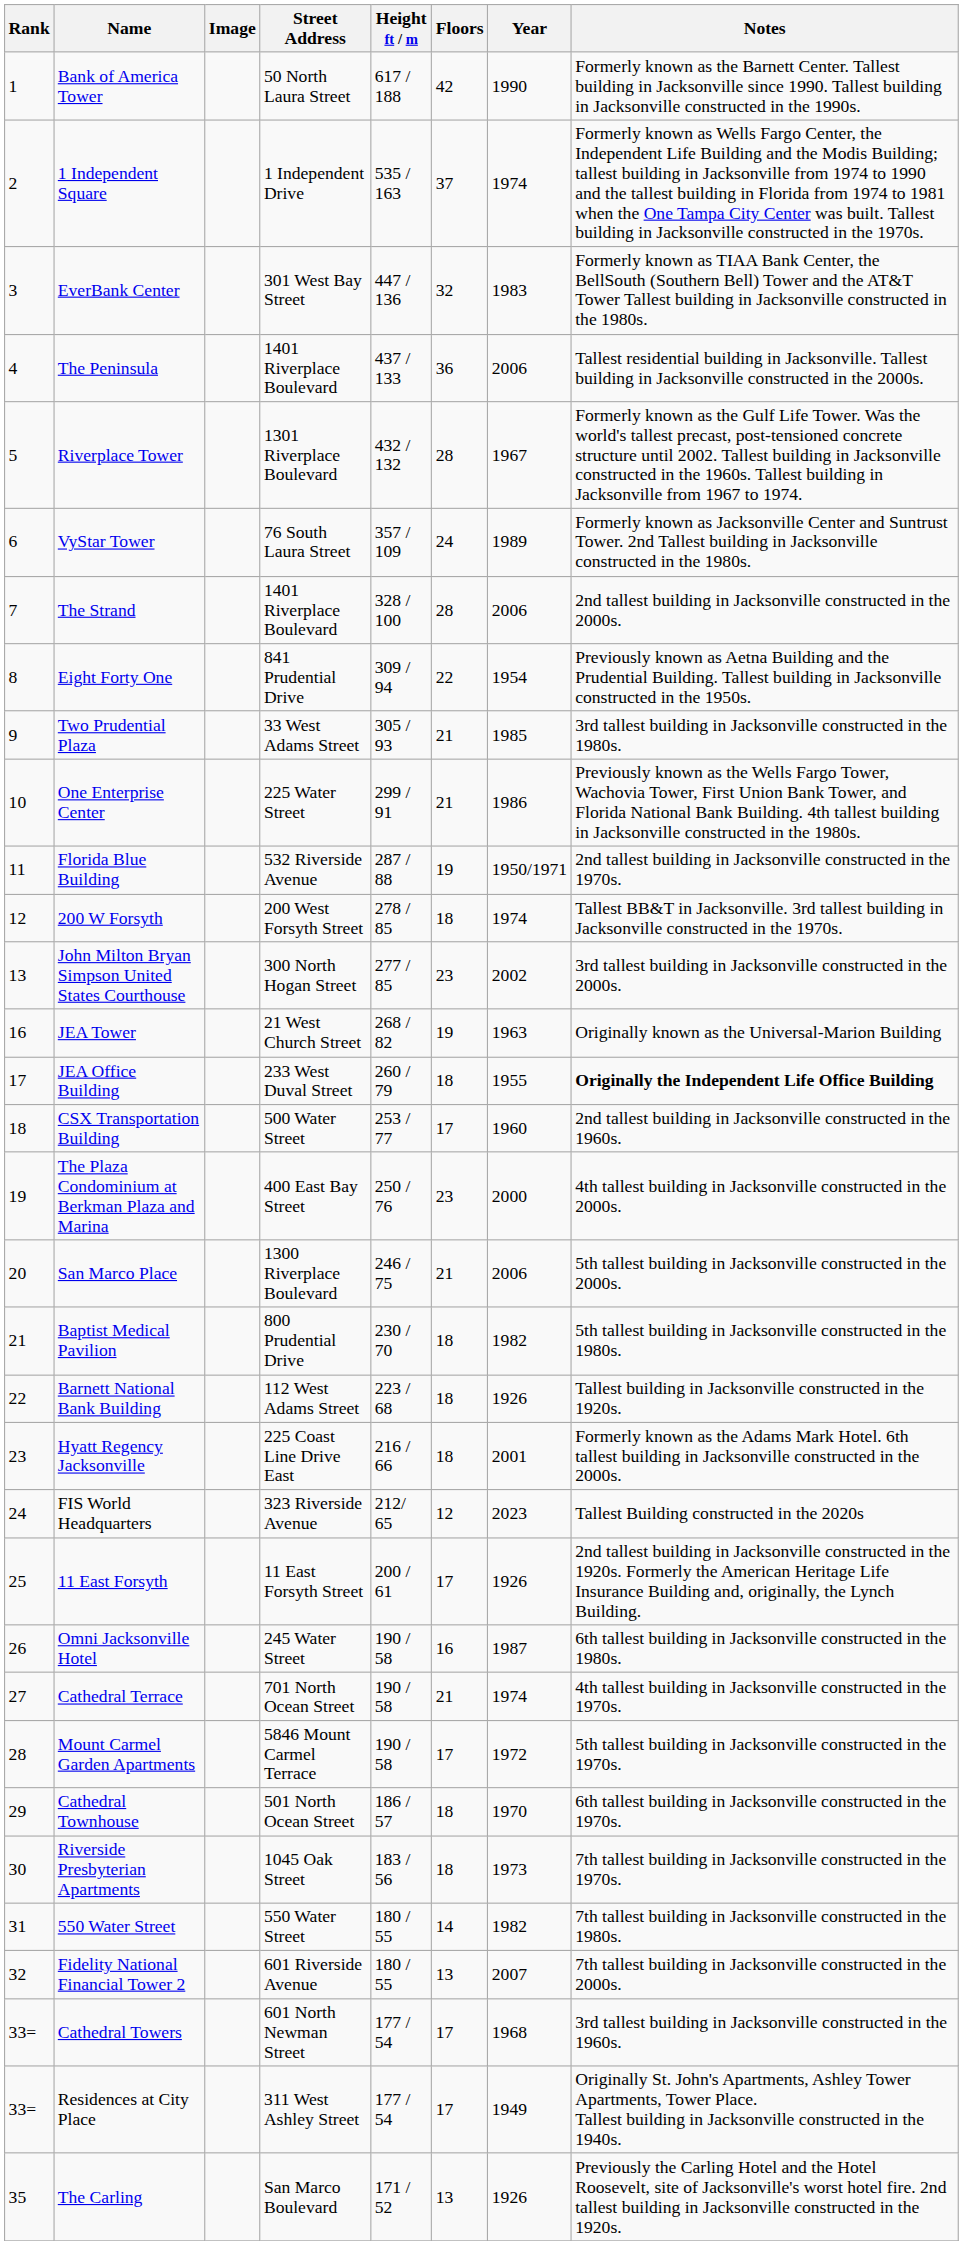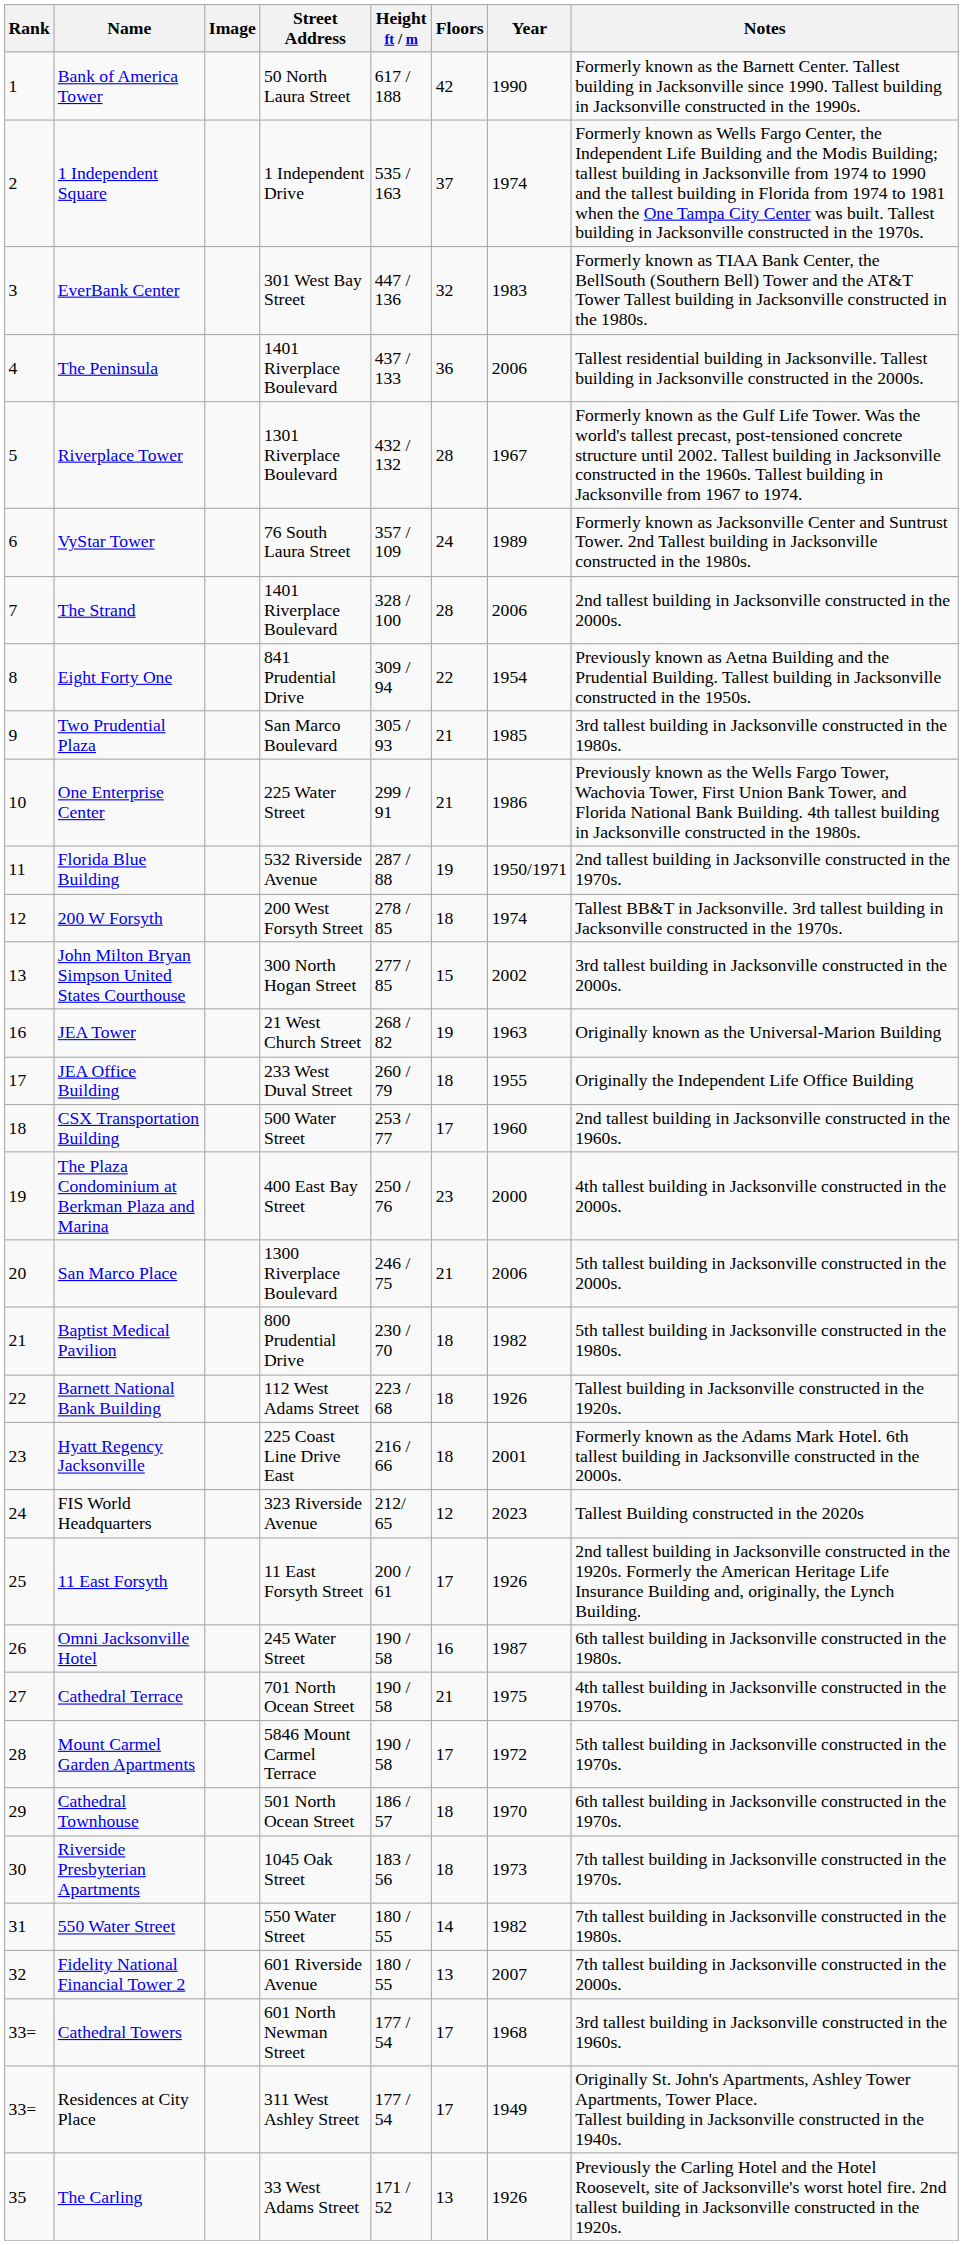(312, 734) 33 West Adams Street -> (302, 734) San Marco Boulevard
(445, 975) 23 -> (445, 975) 15
(754, 1080) bold -> (744, 1080) normal
(509, 1696) 1974 -> (509, 1696) 1975
(302, 2196) San Marco Boulevard -> (312, 2196) 33 West Adams Street
